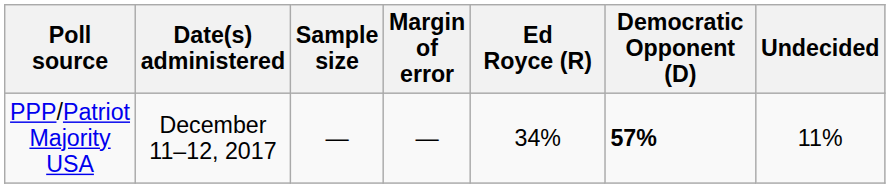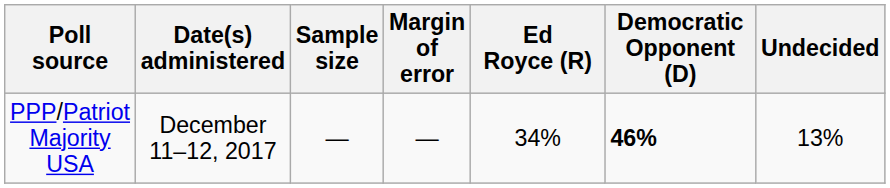(634, 137) 57% -> (634, 137) 46%
(820, 137) 11% -> (820, 137) 13%
